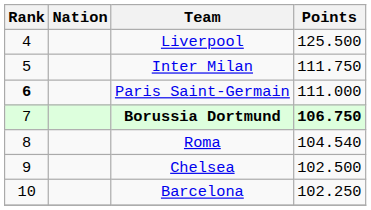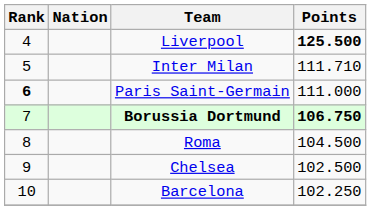(329, 42) normal -> (329, 42) bold
(329, 67) 111.750 -> (329, 67) 111.710
(329, 142) 104.540 -> (329, 142) 104.500
